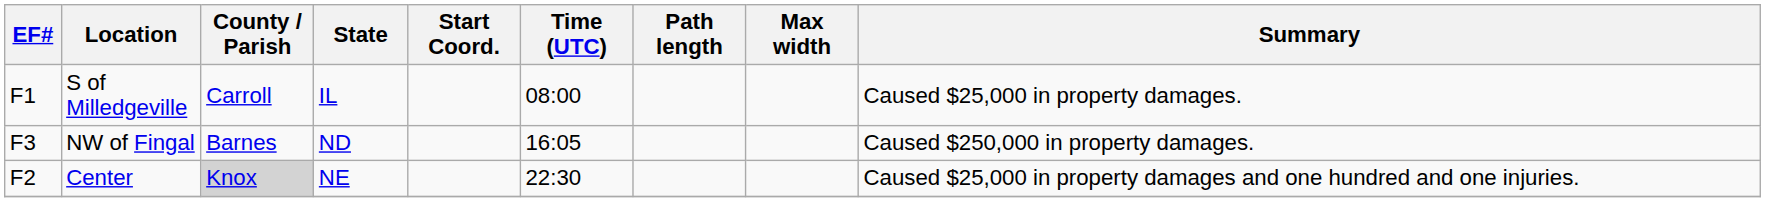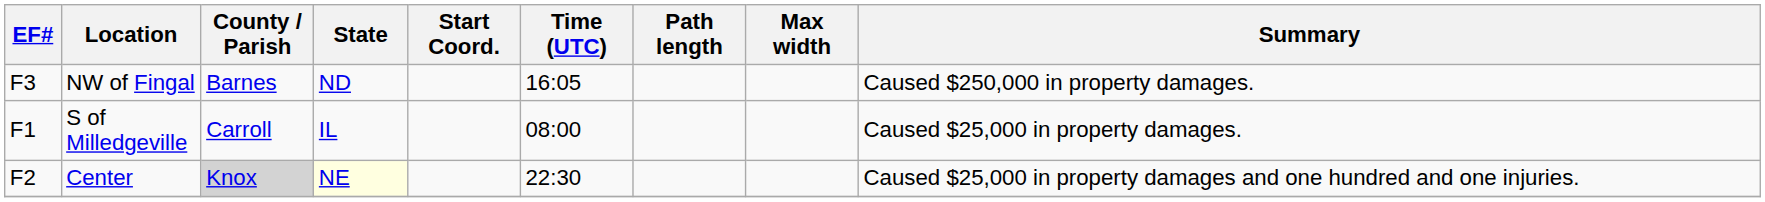rows swapped: (127, 94) <-> (130, 142)
(334, 177) no background -> (334, 177) lightyellow background
